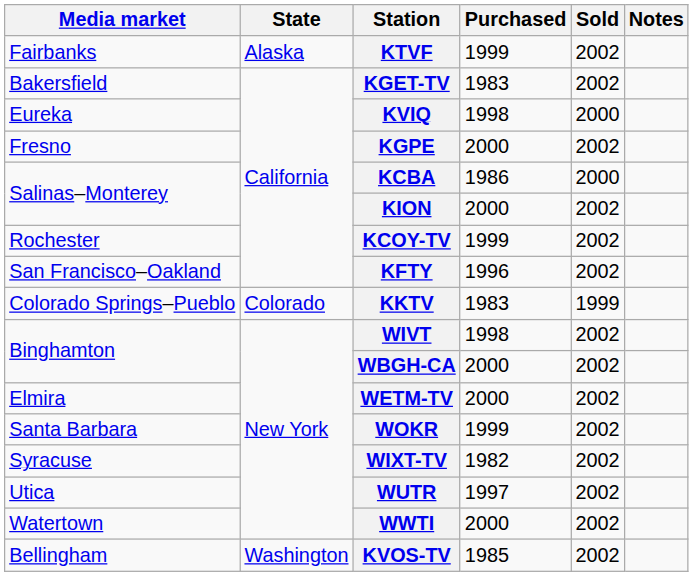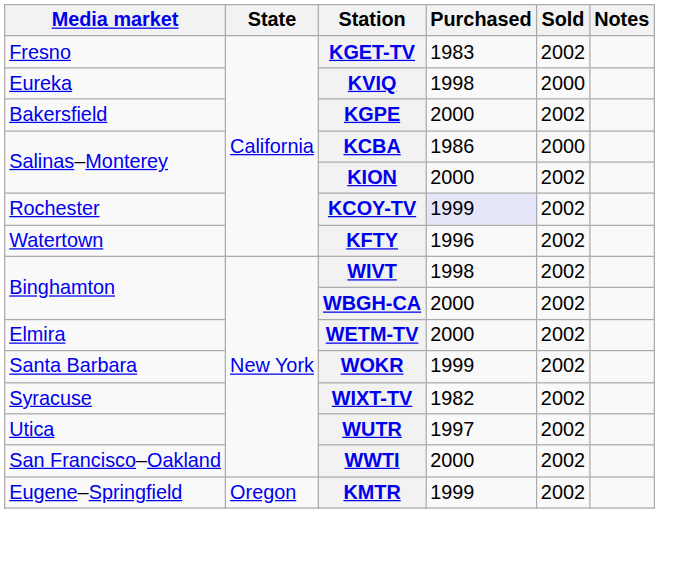- row: (407, 51)
(58, 83) Bakersfield -> (40, 51) Fresno
(40, 146) Fresno -> (58, 114) Bakersfield
(487, 240) no background -> (452, 209) lavender background
(115, 271) San Francisco–Oakland -> (56, 240) Watertown
- row: (407, 303)
(56, 523) Watertown -> (115, 460) San Francisco–Oakland
+ row: (372, 492)
- row: (407, 555)
